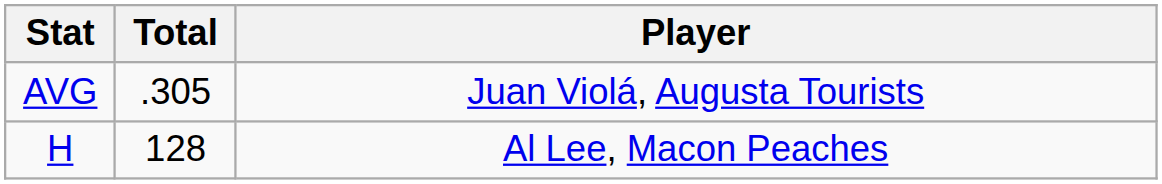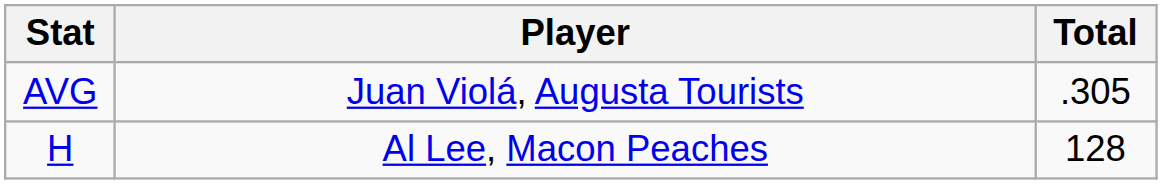columns swapped: (696, 33) <-> (176, 33)
